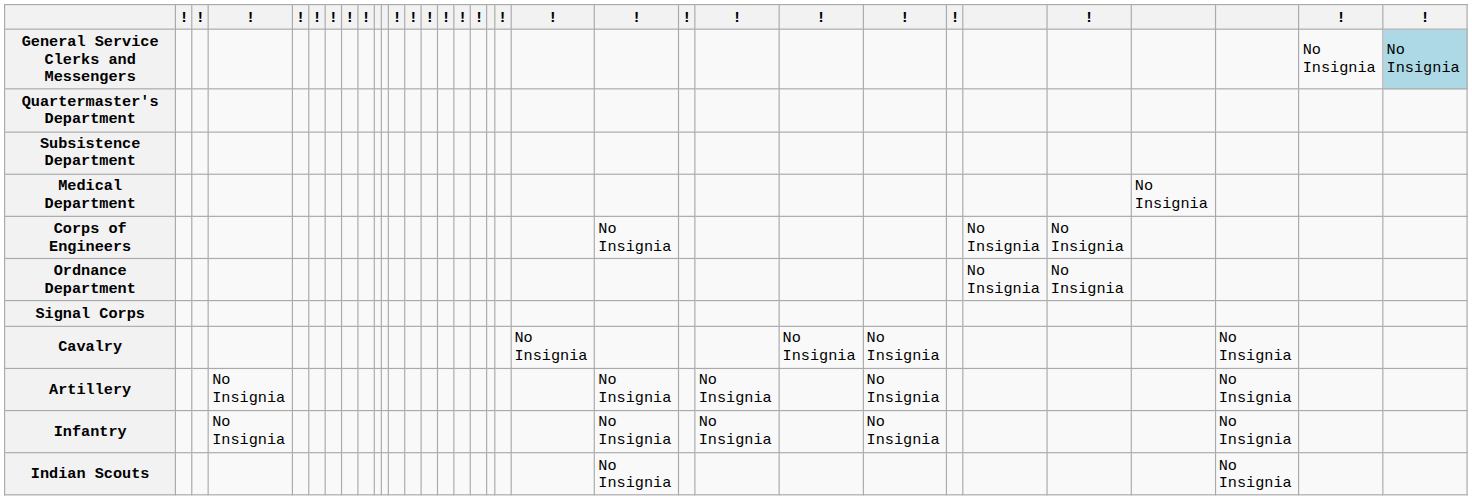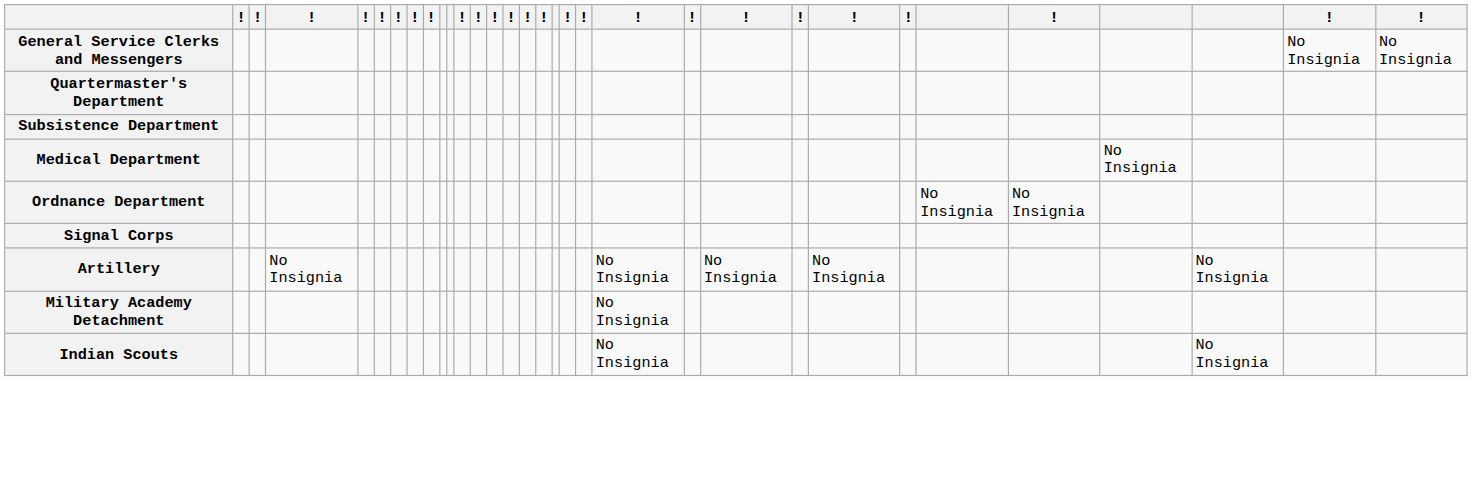(1423, 59) lightblue background -> (1415, 51) no background
- row: (90, 237)
- row: (90, 347)
- row: (90, 432)
+ row: (119, 312)
